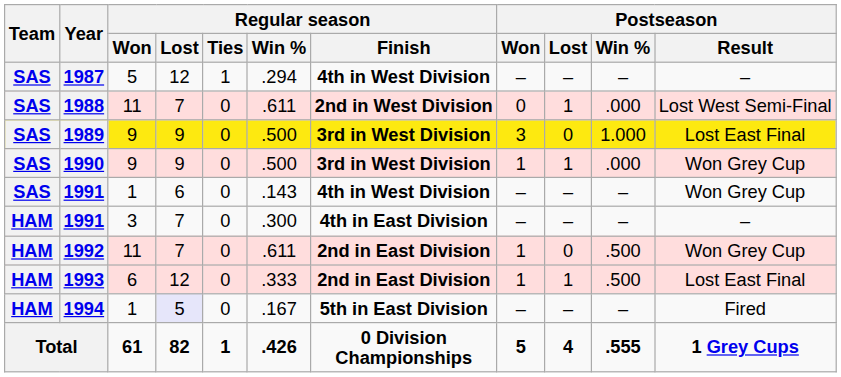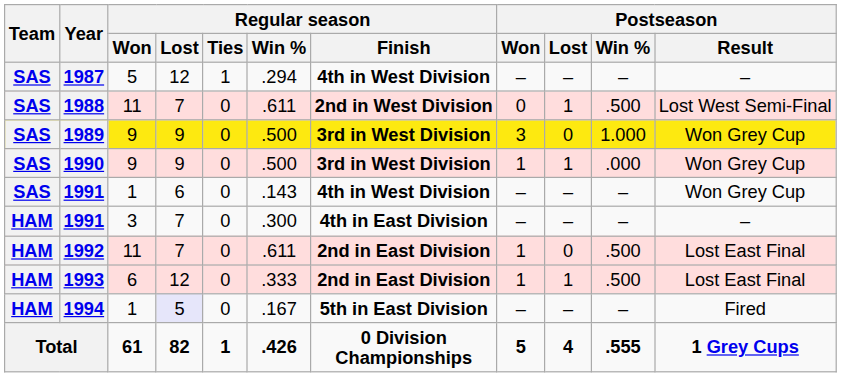(623, 106) .000 -> (623, 106) .500
(745, 135) Lost East Final -> (745, 135) Won Grey Cup
(745, 250) Won Grey Cup -> (745, 250) Lost East Final
